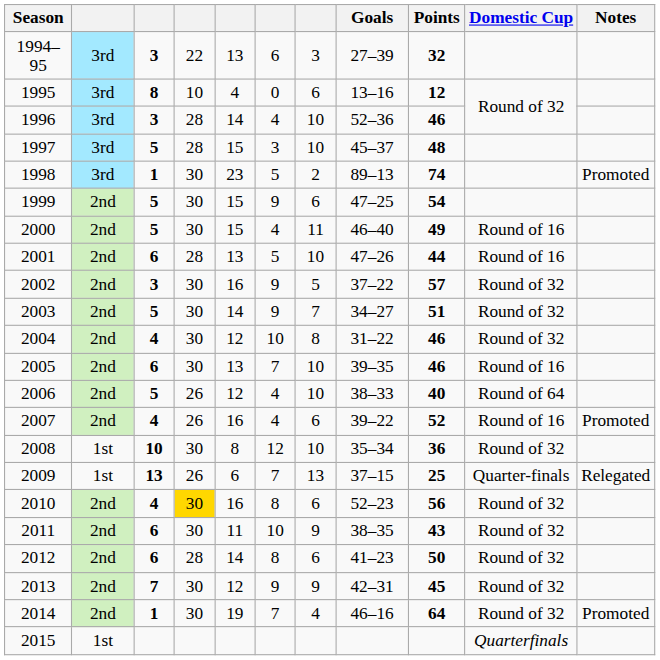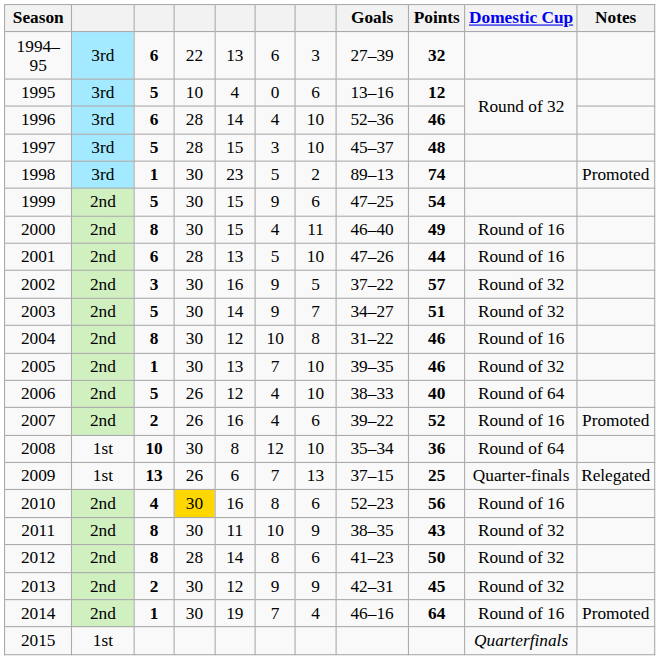(154, 55) 3 -> (154, 55) 6
(154, 92) 8 -> (154, 92) 5
(154, 119) 3 -> (154, 119) 6
(154, 229) 5 -> (154, 229) 8
(154, 339) 4 -> (154, 339) 8
(521, 339) Round of 32 -> (521, 339) Round of 16
(154, 366) 6 -> (154, 366) 1
(521, 366) Round of 16 -> (521, 366) Round of 32
(154, 421) 4 -> (154, 421) 2
(521, 448) Round of 32 -> (521, 448) Round of 64
(521, 503) Round of 32 -> (521, 503) Round of 16
(154, 530) 6 -> (154, 530) 8
(154, 558) 6 -> (154, 558) 8
(154, 585) 7 -> (154, 585) 2
(521, 613) Round of 32 -> (521, 613) Round of 16
